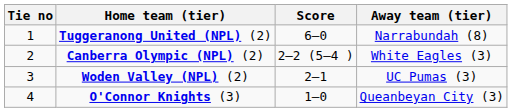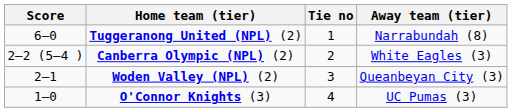columns swapped: (30, 15) <-> (316, 15)
(432, 76) UC Pumas (3) -> (432, 76) Queanbeyan City (3)
(432, 97) Queanbeyan City (3) -> (432, 97) UC Pumas (3)
